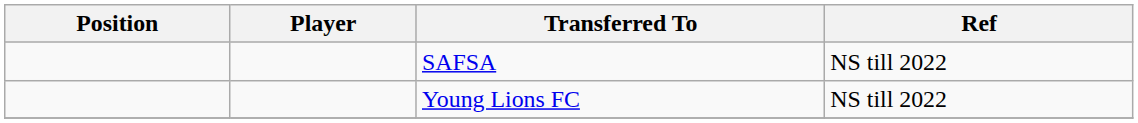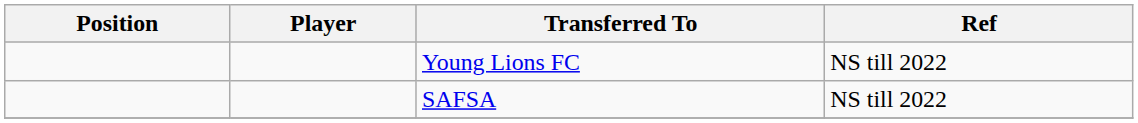rows swapped: (501, 99) <-> (459, 61)
